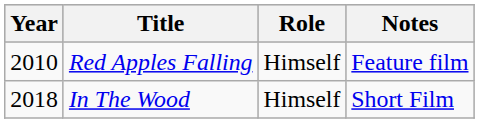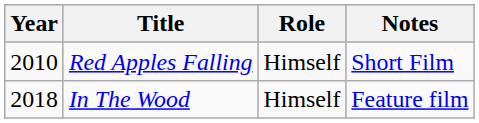(410, 61) Feature film -> (403, 61) Short Film
(403, 99) Short Film -> (410, 99) Feature film
